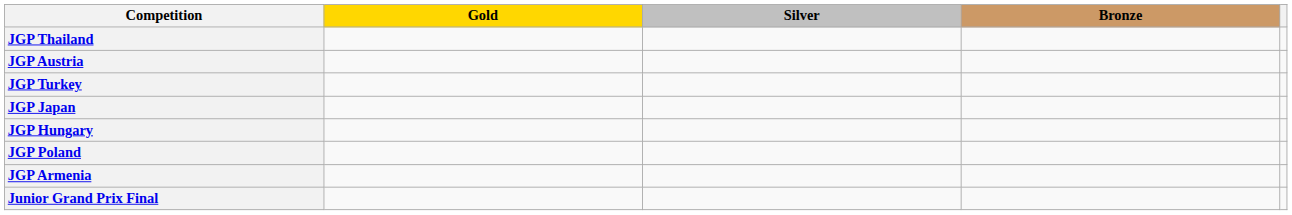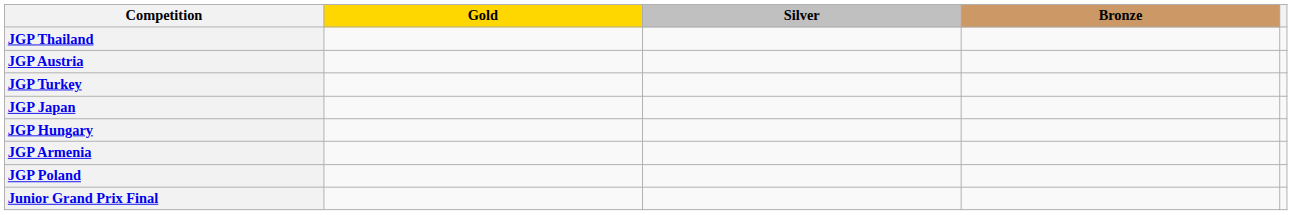rows swapped: (44, 152) <-> (50, 175)
